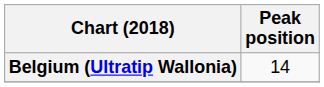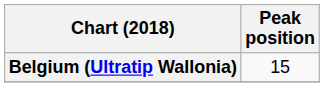(280, 67) 14 -> (280, 67) 15
